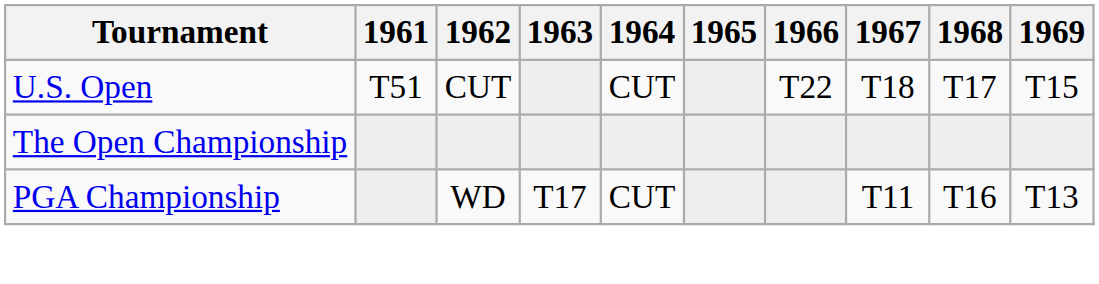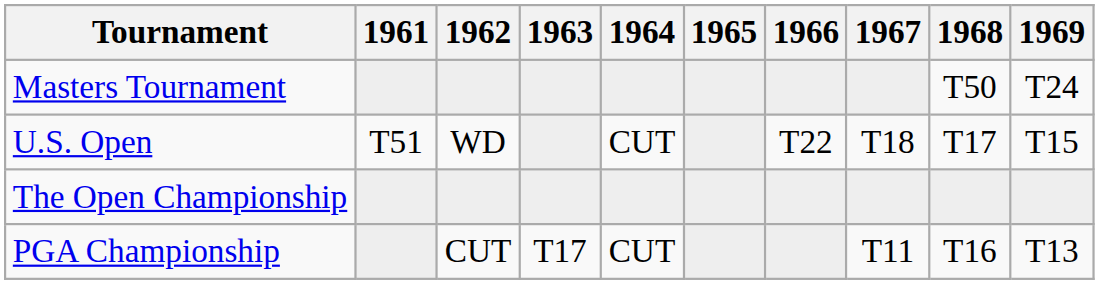+ row: (149, 87)
(478, 87) CUT -> (478, 141) WD
(478, 196) WD -> (478, 251) CUT
